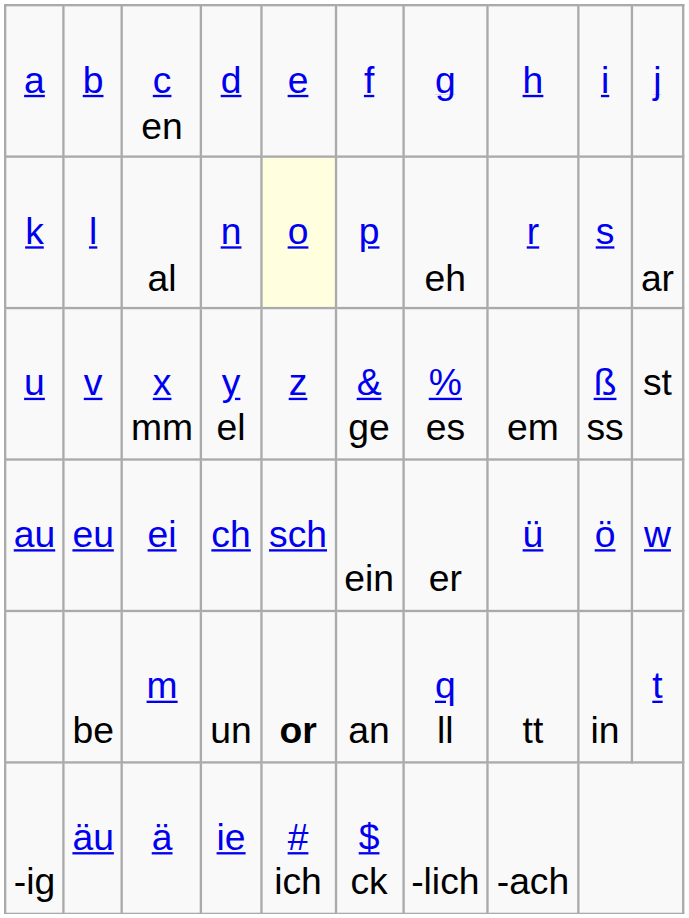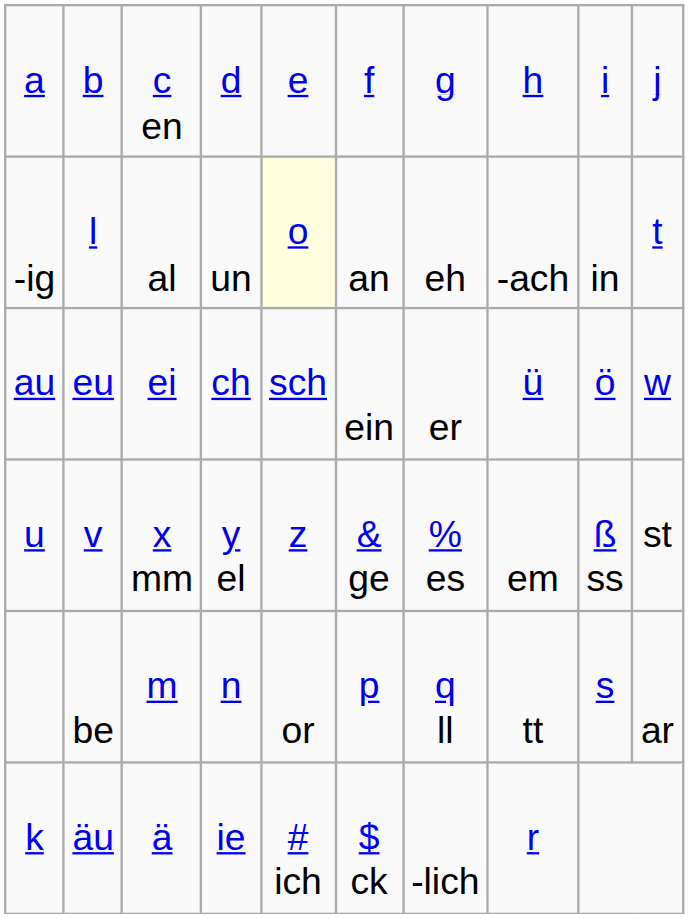(34, 254) k -> (34, 277) -ig
(231, 254) n -> (231, 277) un
(369, 254) p -> (369, 277) an
(533, 254) r -> (533, 277) -ach
(605, 254) s -> (605, 277) in
(657, 277) ar -> (657, 254) t
rows swapped: (93, 406) <-> (93, 557)
(231, 731) un -> (231, 708) n
(298, 731) bold -> (298, 731) normal
(369, 731) an -> (369, 708) p
(605, 731) in -> (605, 708) s
(657, 708) t -> (657, 731) ar
(34, 882) -ig -> (34, 859) k
(533, 882) -ach -> (533, 859) r
